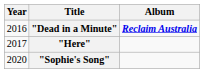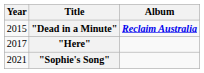(17, 28) 2016 -> (17, 28) 2015
(17, 60) 2020 -> (17, 60) 2021
